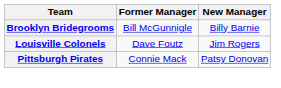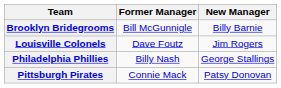+ row: (60, 59)
